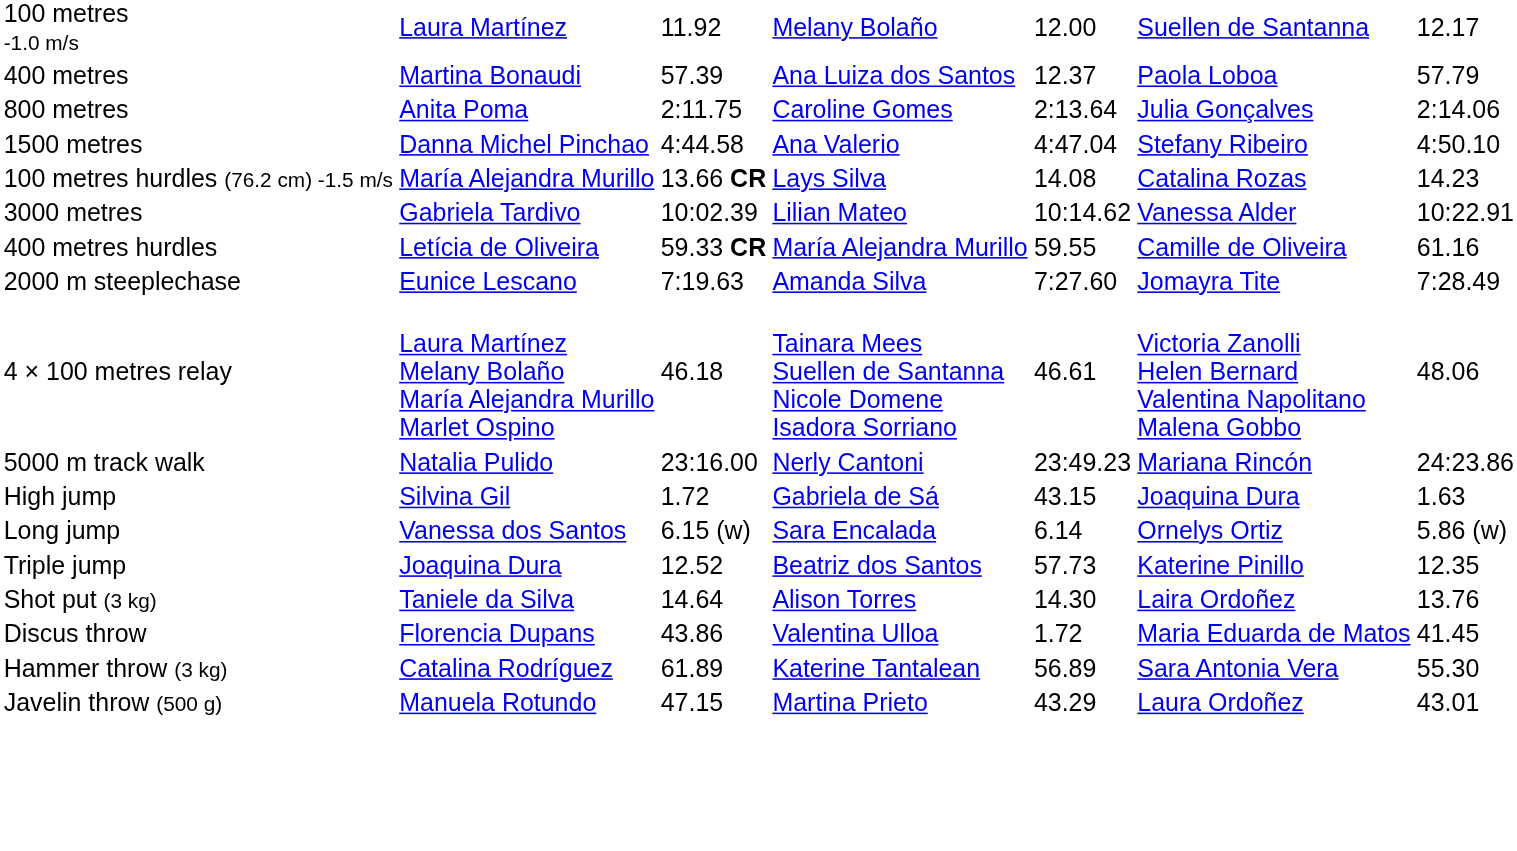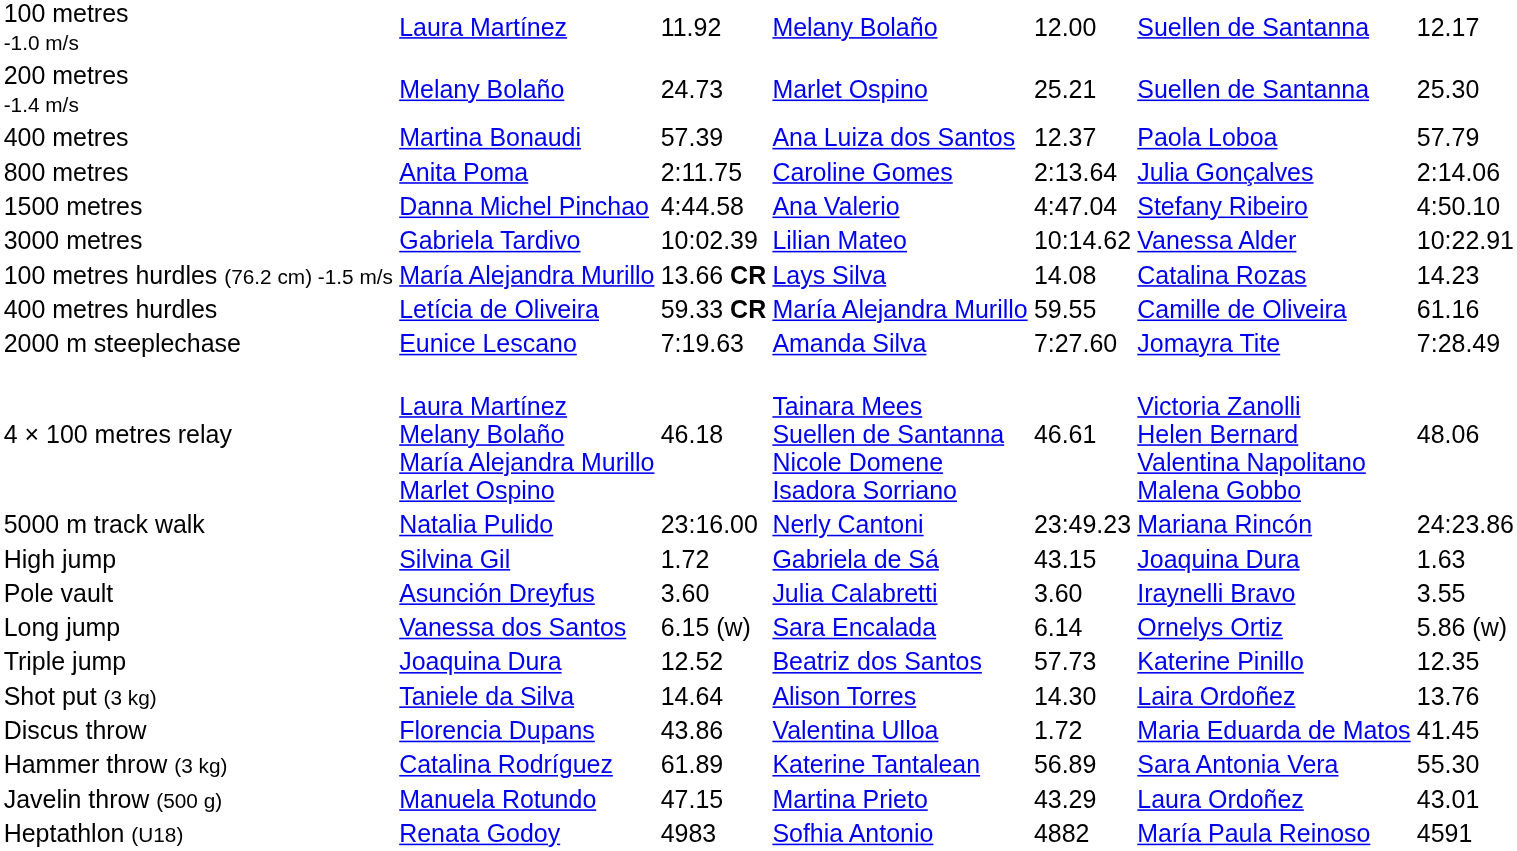+ row: (66, 89)
rows swapped: (73, 213) <-> (198, 178)
+ row: (58, 593)
+ row: (94, 834)
